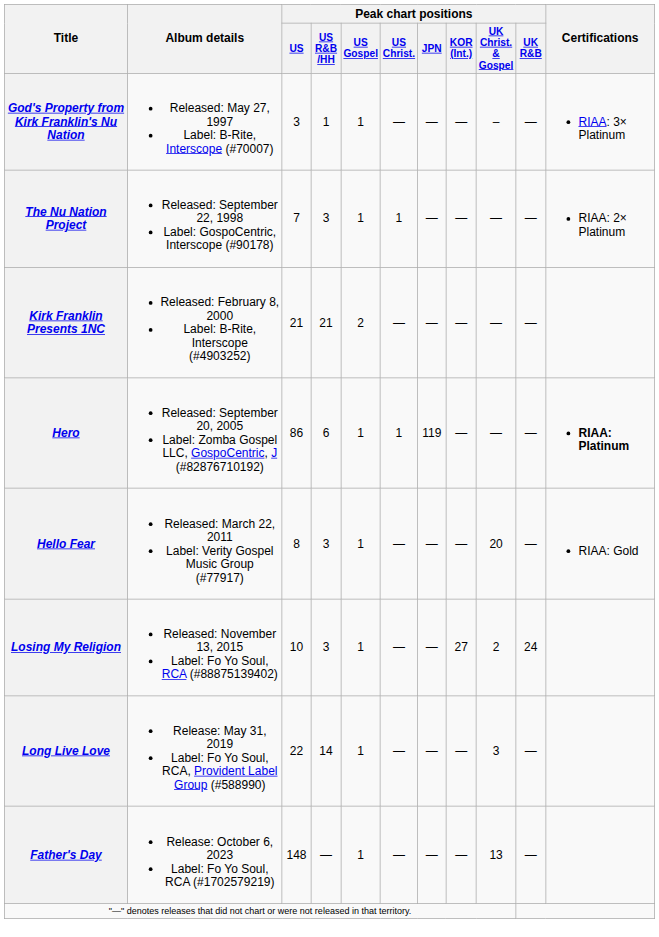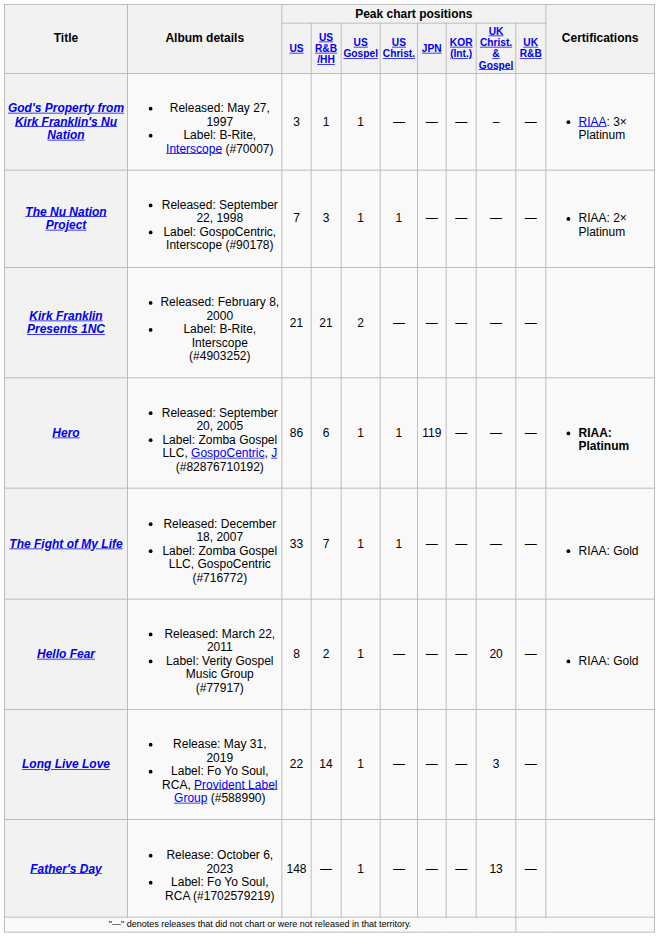+ row: (66, 543)
(326, 543) 3 -> (326, 654) 2
- row: (66, 647)
